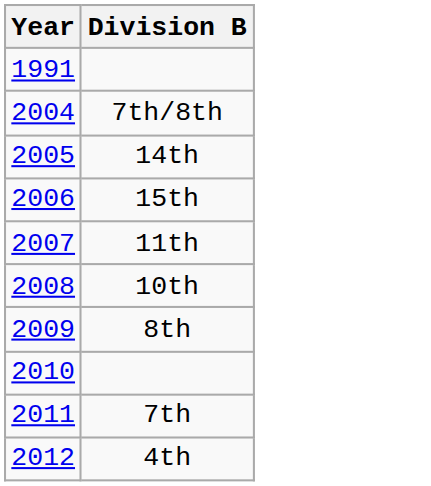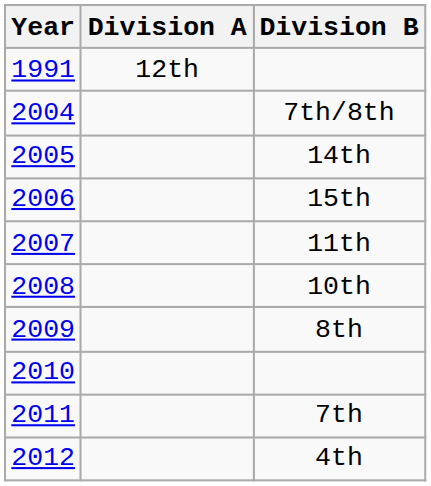+ column: (167, 27)
